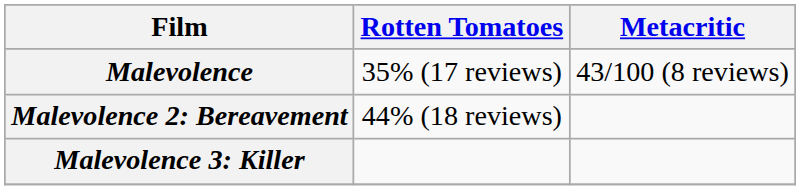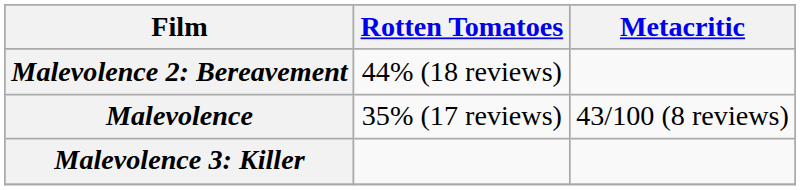rows swapped: (179, 71) <-> (179, 116)
